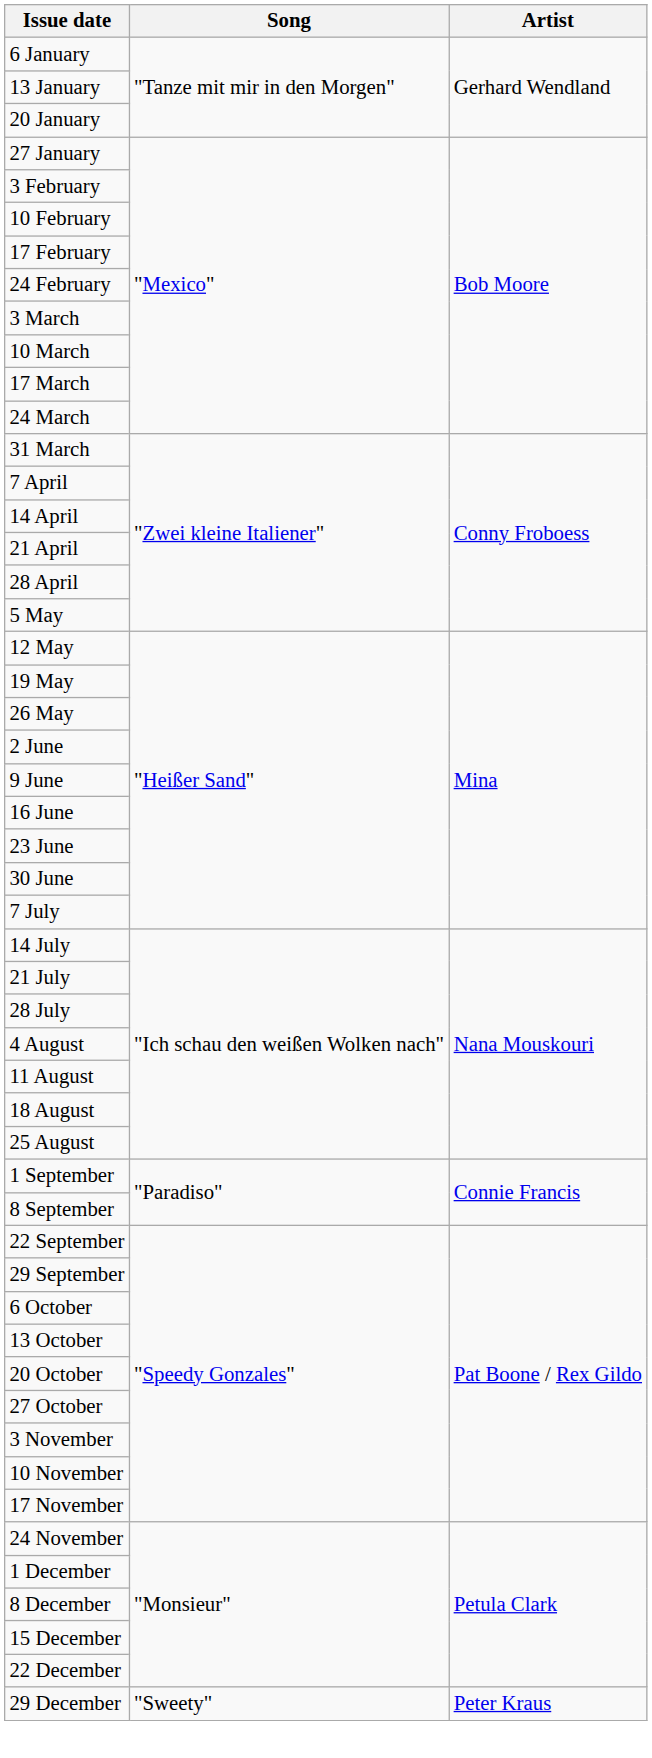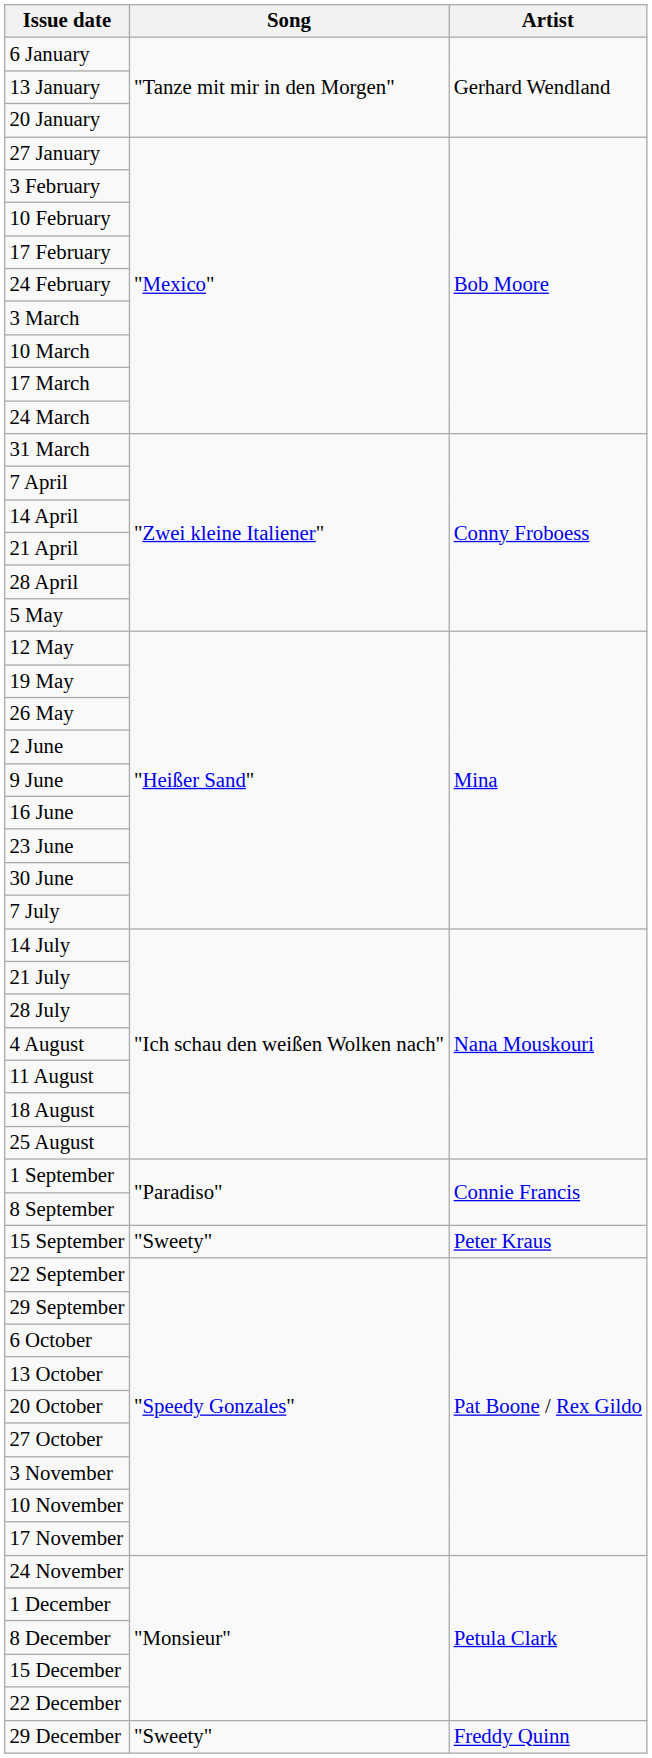+ row: (67, 1241)
(502, 1703) Peter Kraus -> (512, 1736) Freddy Quinn
